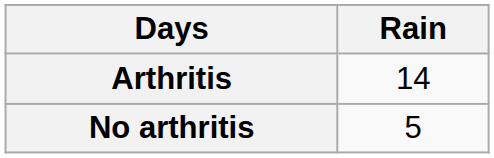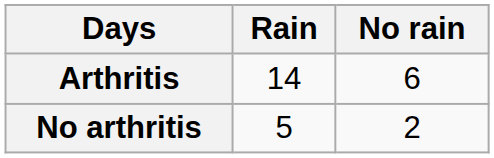+ column: (412, 29)
